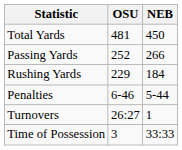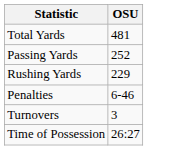- column: (160, 14)
(125, 114) 26:27 -> (114, 114) 3
(114, 134) 3 -> (125, 134) 26:27
